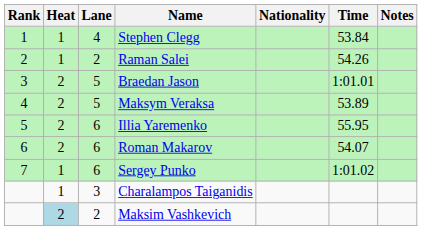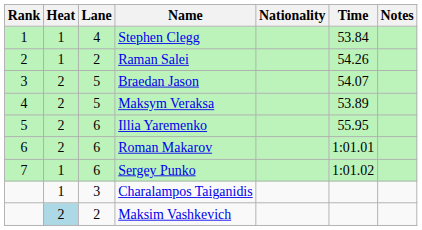(353, 81) 1:01.01 -> (353, 81) 54.07
(353, 147) 54.07 -> (353, 147) 1:01.01
